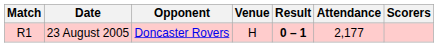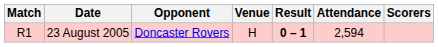(349, 32) 2,177 -> (349, 32) 2,594
